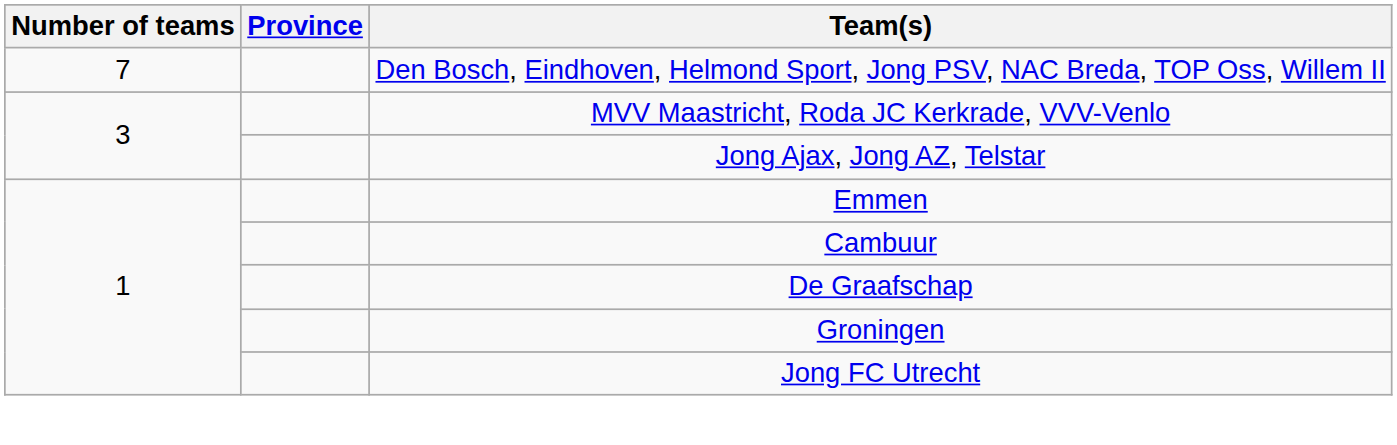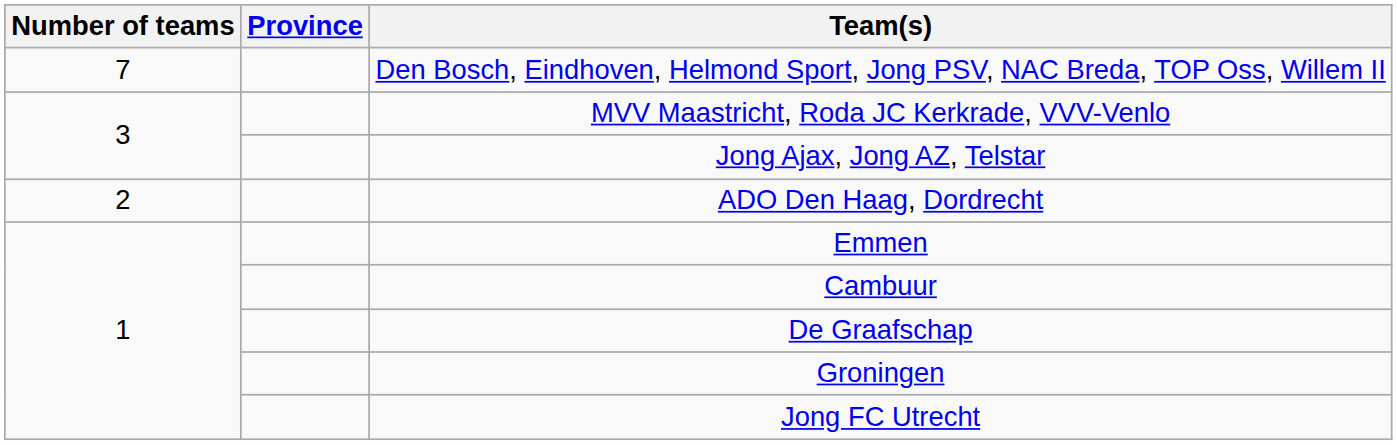+ row: (881, 199)
